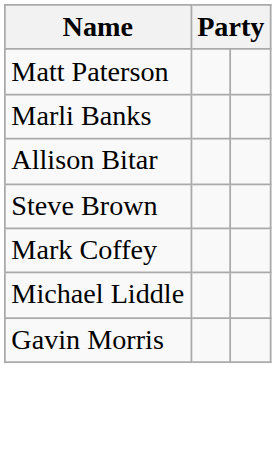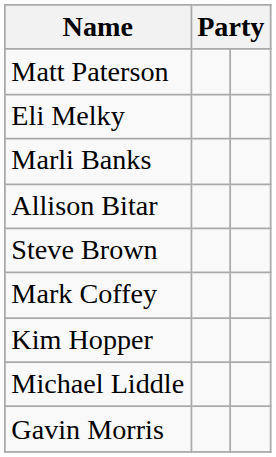+ row: (68, 116)
+ row: (82, 339)
